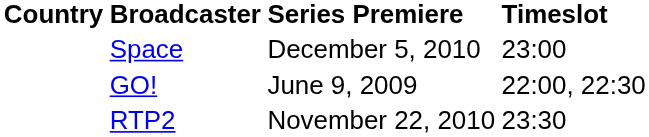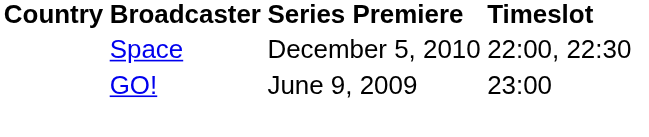(534, 49) 23:00 -> (559, 49) 22:00, 22:30
(574, 85) 22:00, 22:30 -> (520, 85) 23:00
- row: (143, 121)
